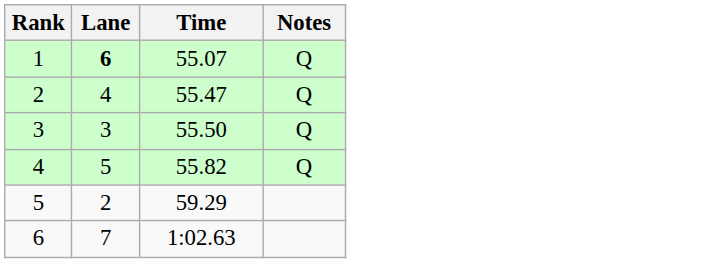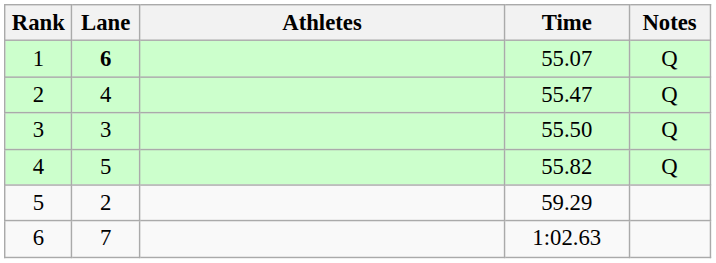+ column: (322, 22)
